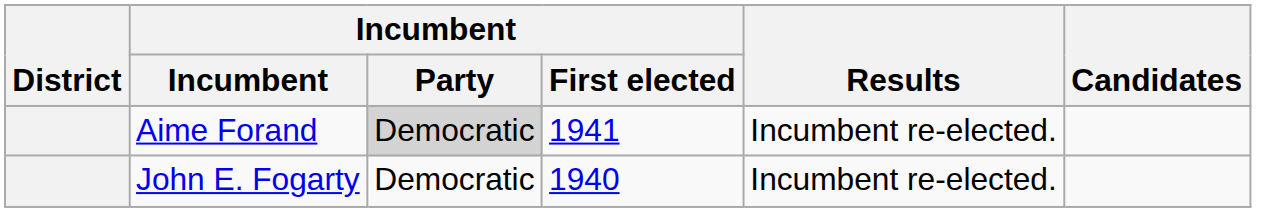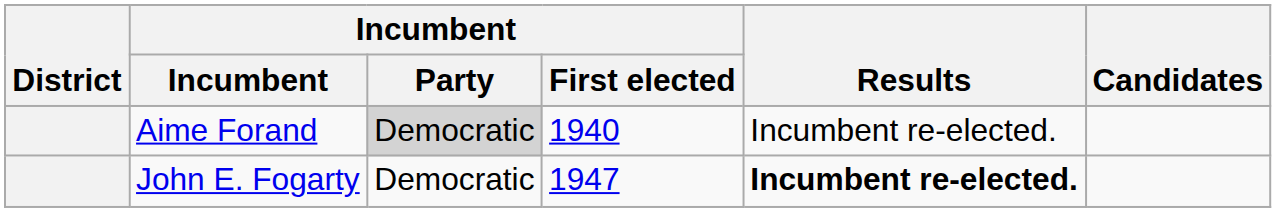(584, 130) 1941 -> (584, 130) 1940
(584, 180) 1940 -> (584, 180) 1947
(904, 180) normal -> (914, 180) bold
